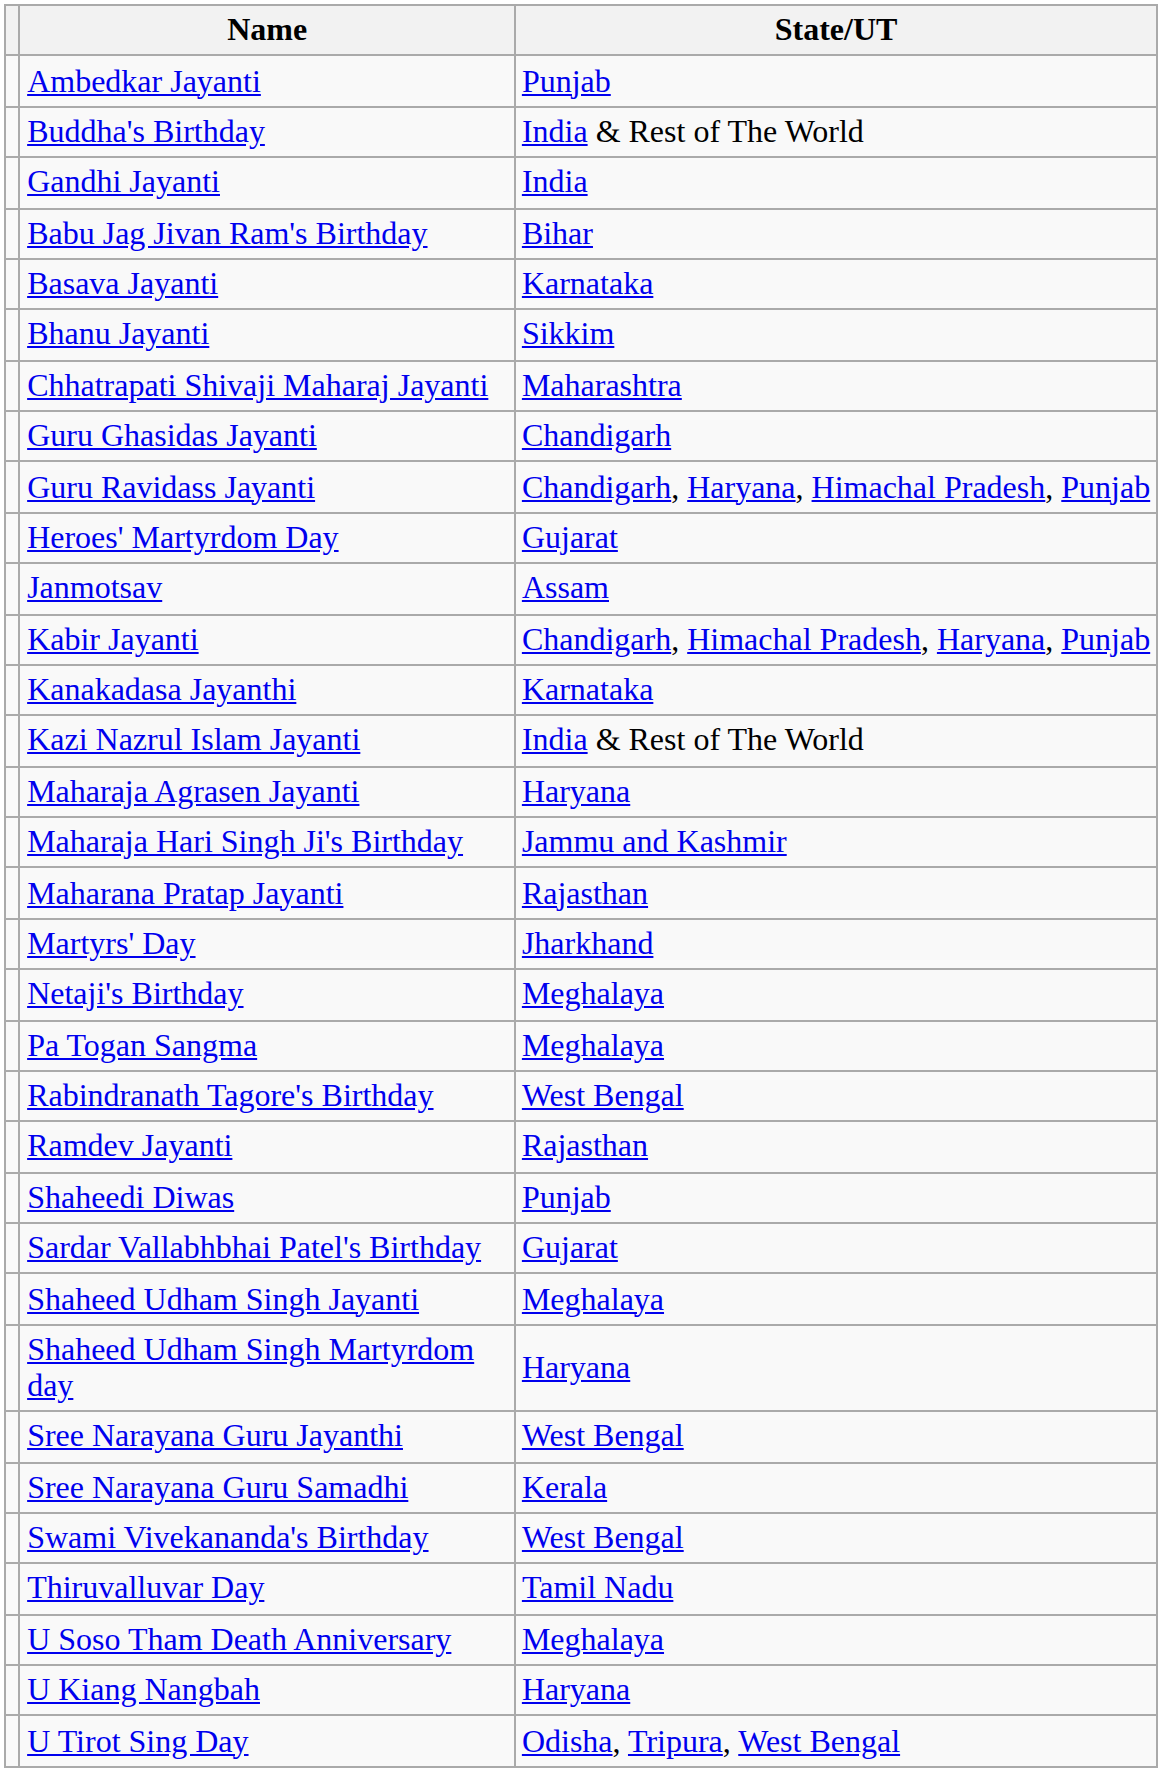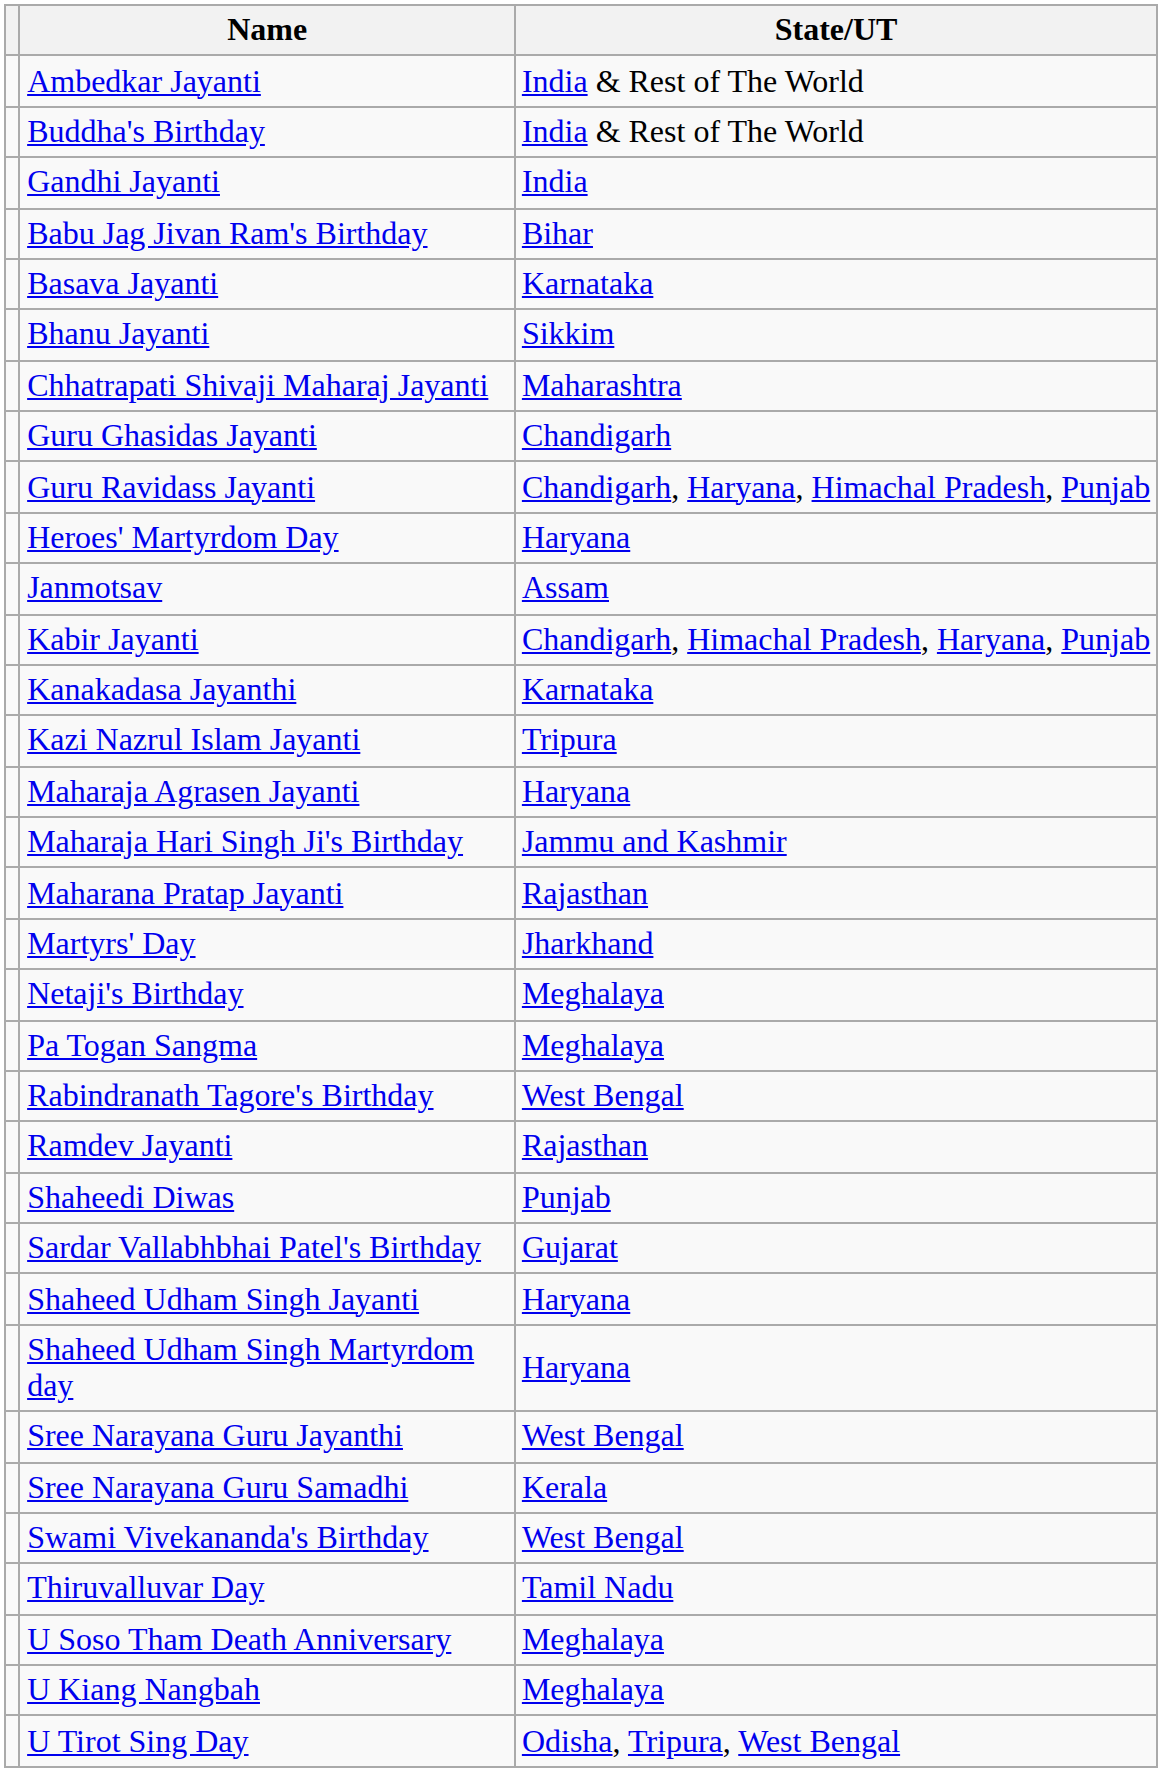(566, 80) Punjab -> (693, 80) India & Rest of The World
(570, 537) Gujarat -> (576, 537) Haryana
(693, 740) India & Rest of The World -> (569, 740) Tripura
(593, 1298) Meghalaya -> (576, 1298) Haryana
(576, 1689) Haryana -> (593, 1689) Meghalaya
